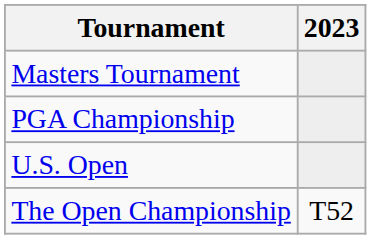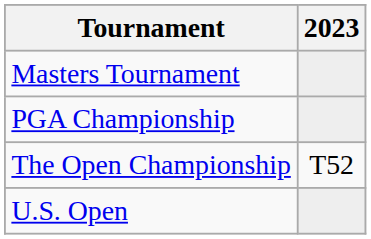rows swapped: (70, 165) <-> (151, 211)
